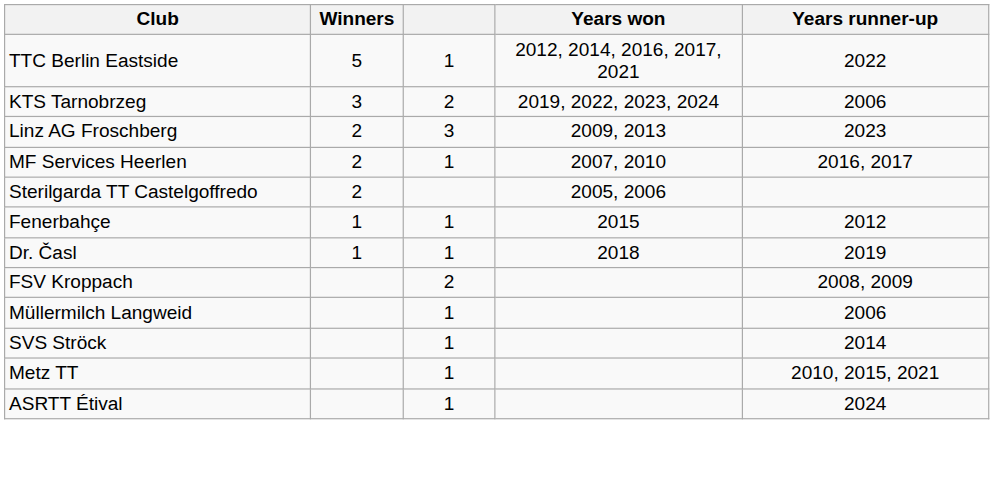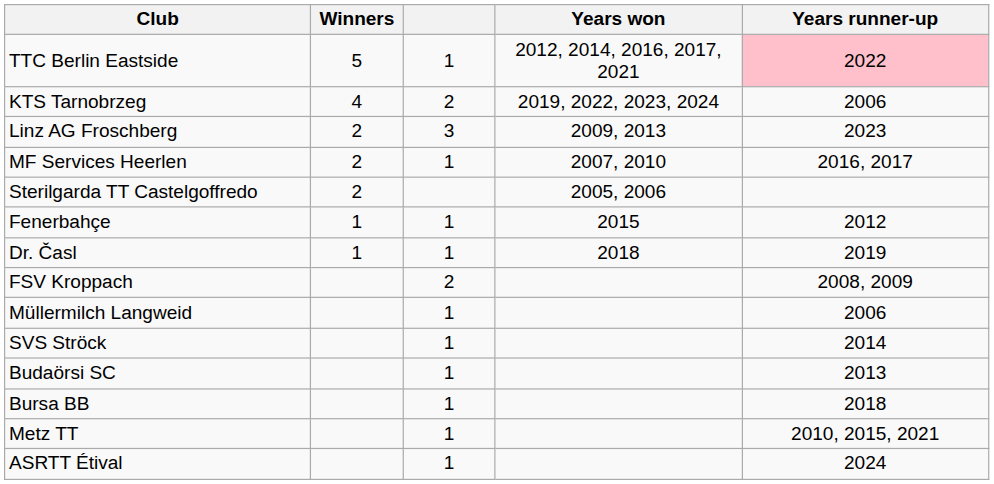(865, 60) no background -> (865, 60) pink background
(357, 101) 3 -> (357, 101) 4
+ row: (62, 373)
+ row: (49, 403)
